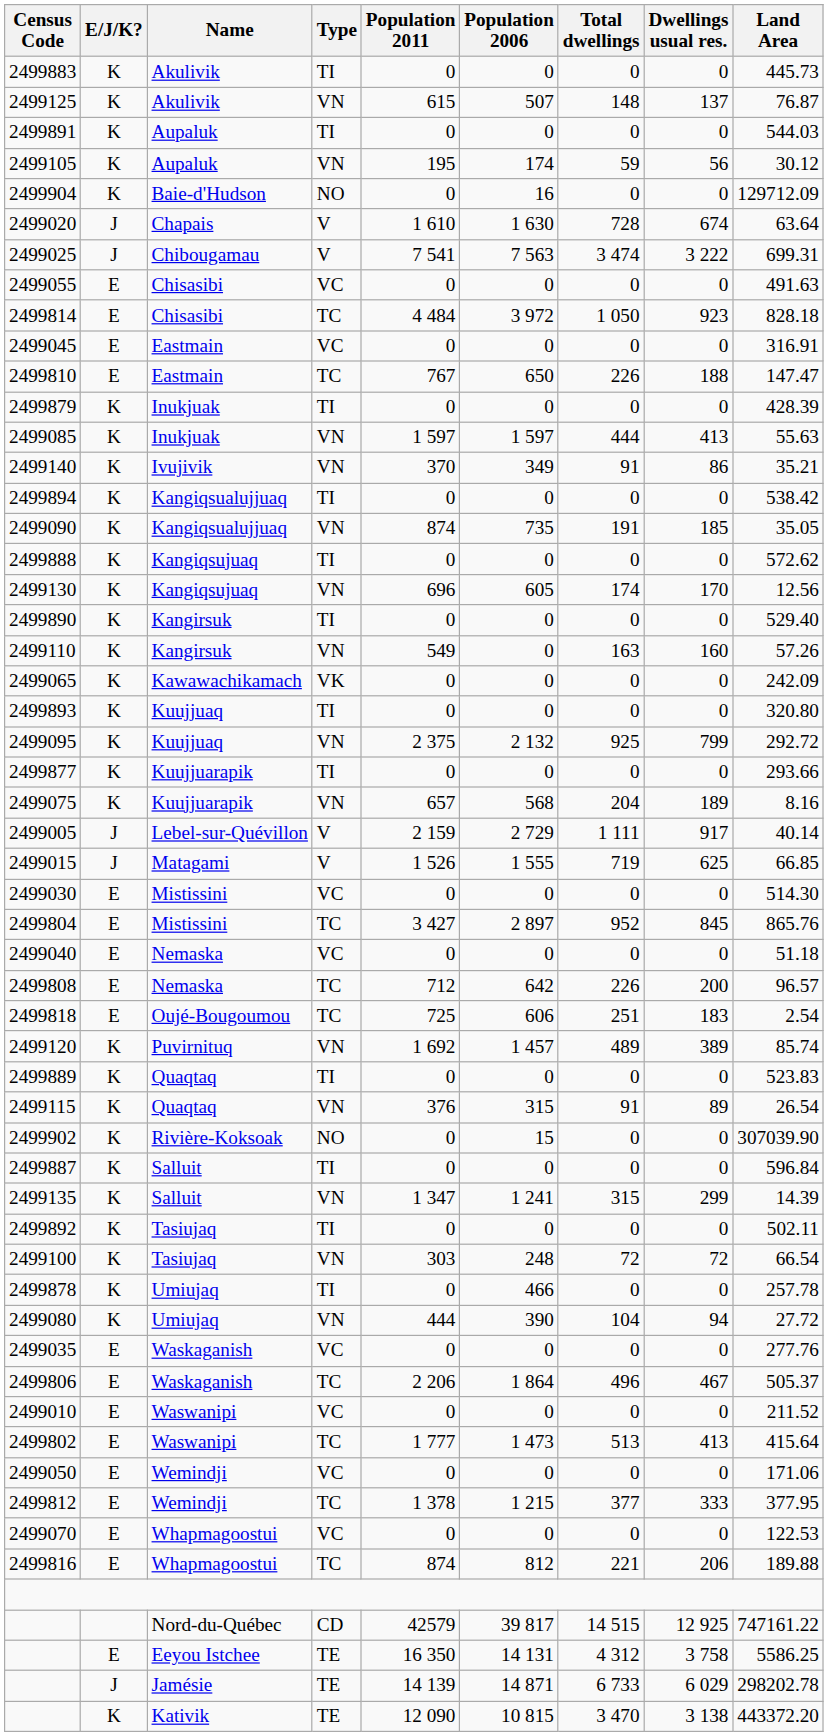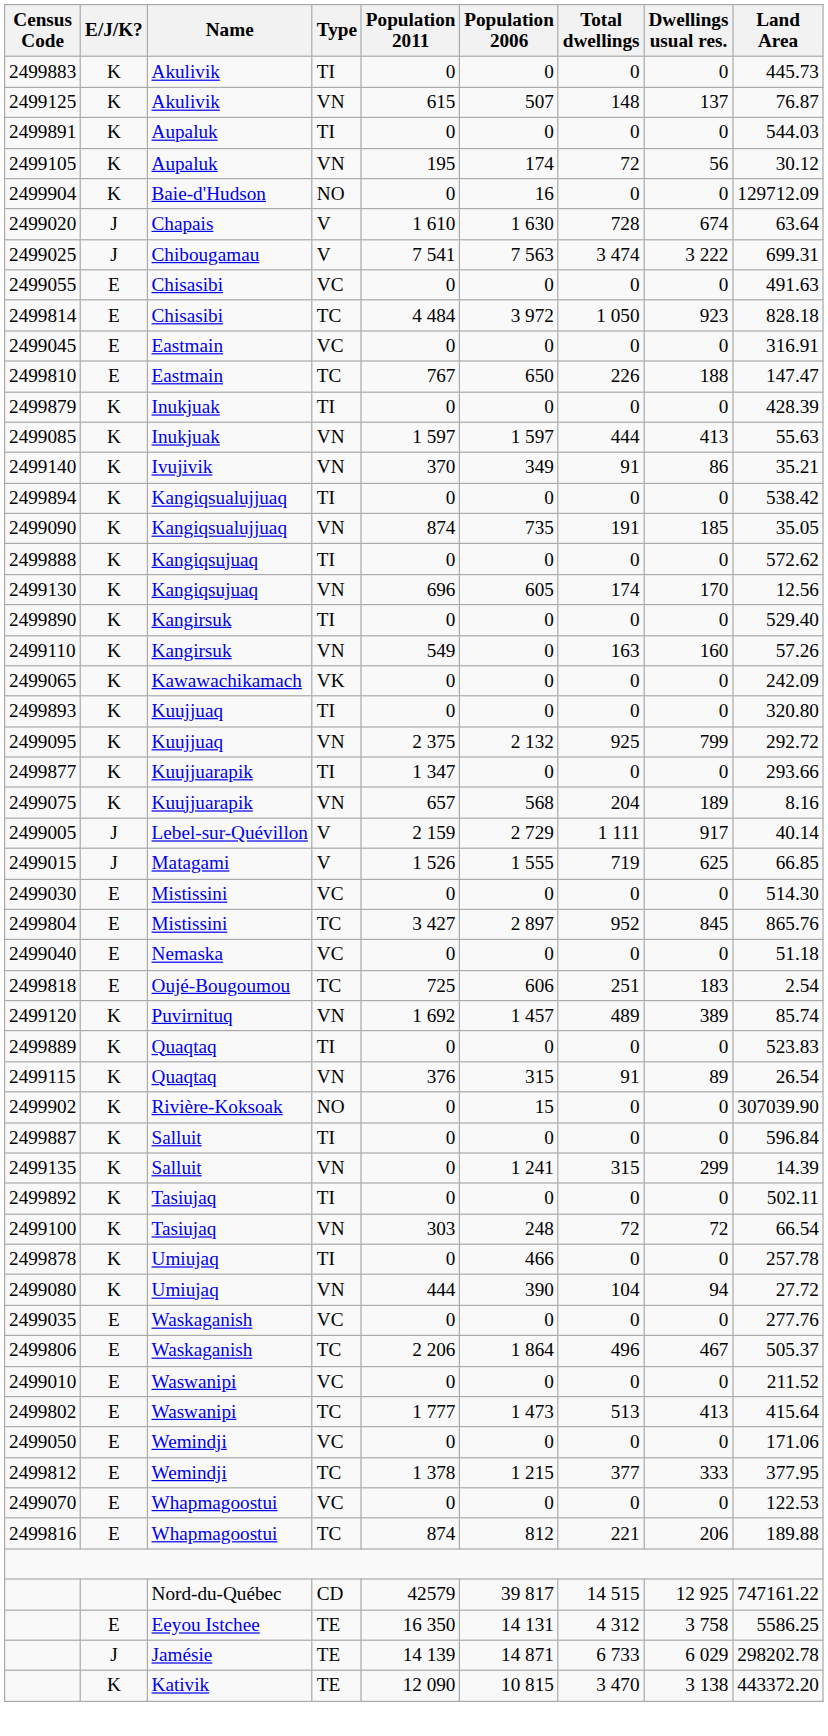(630, 163) 59 -> (630, 163) 72
(451, 772) 0 -> (434, 772) 1 347
- row: (43, 985)
(434, 1198) 1 347 -> (451, 1167) 0
